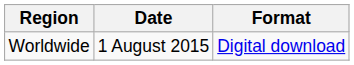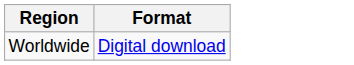- column: (153, 18)
